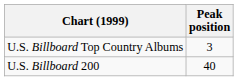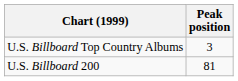(210, 66) 40 -> (210, 66) 81
